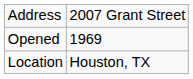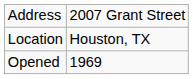rows swapped: (35, 62) <-> (34, 39)
